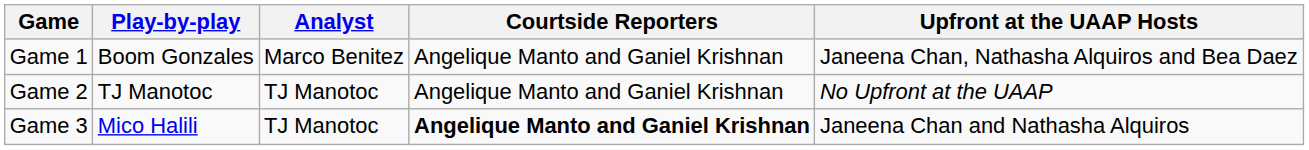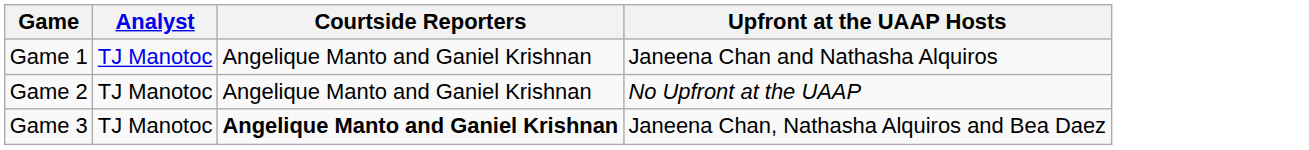- column: (176, 21)
(334, 56) Marco Benitez -> (155, 56) TJ Manotoc
(1059, 56) Janeena Chan, Nathasha Alquiros and Bea Daez -> (813, 56) Janeena Chan and Nathasha Alquiros
(1005, 126) Janeena Chan and Nathasha Alquiros -> (867, 126) Janeena Chan, Nathasha Alquiros and Bea Daez
